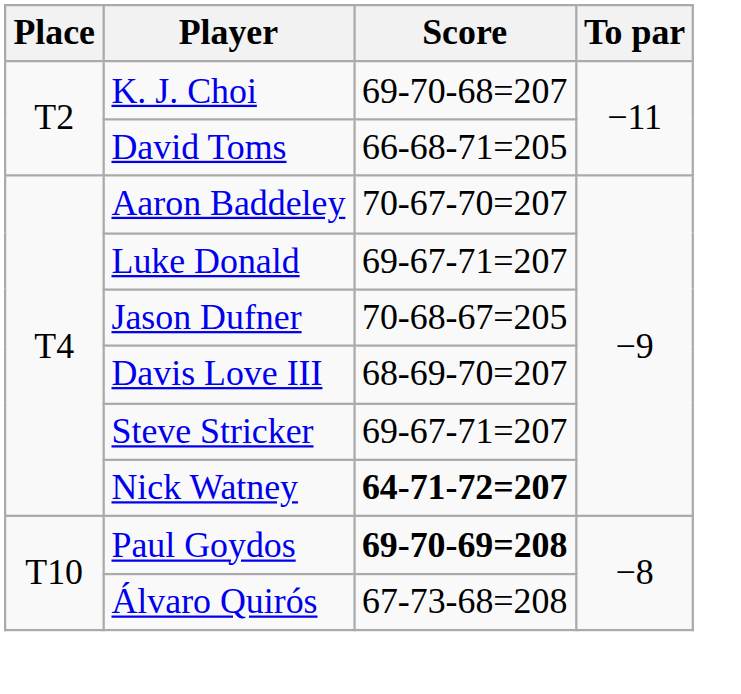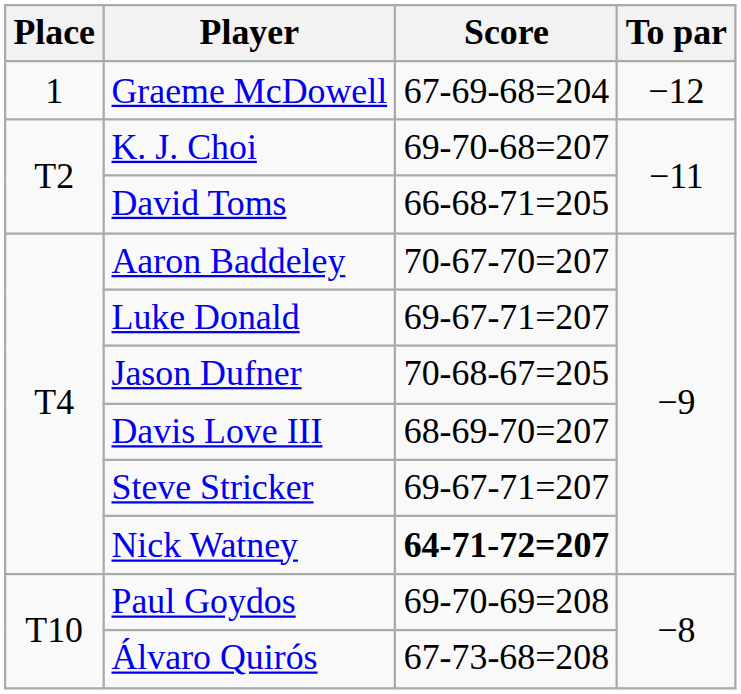+ row: (249, 89)
(465, 544) bold -> (506, 601) normal
